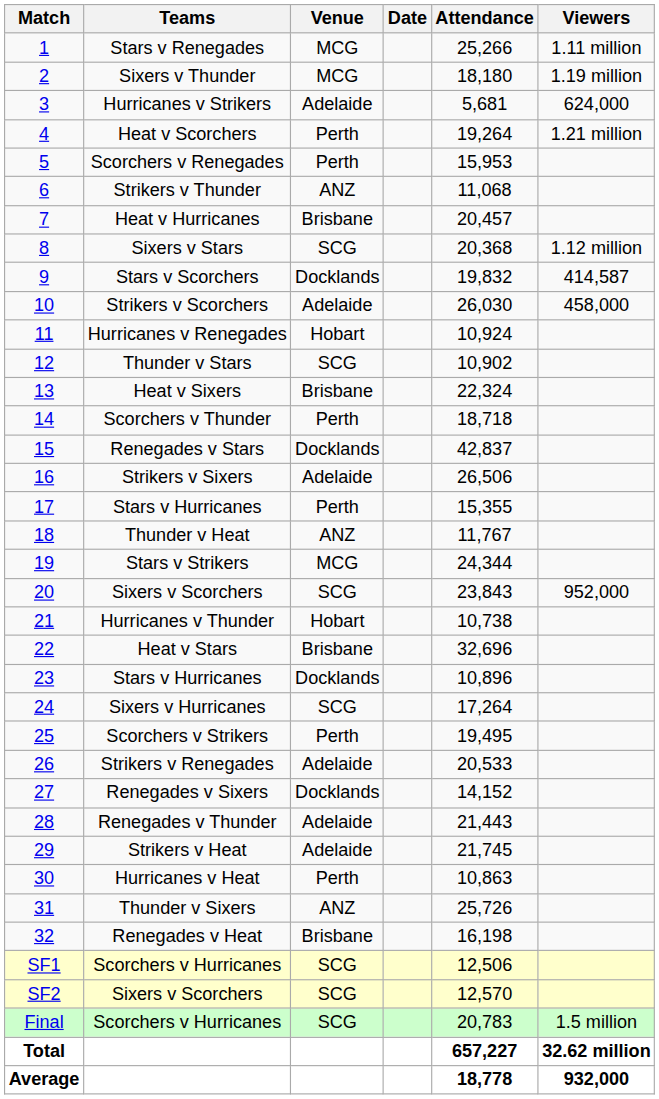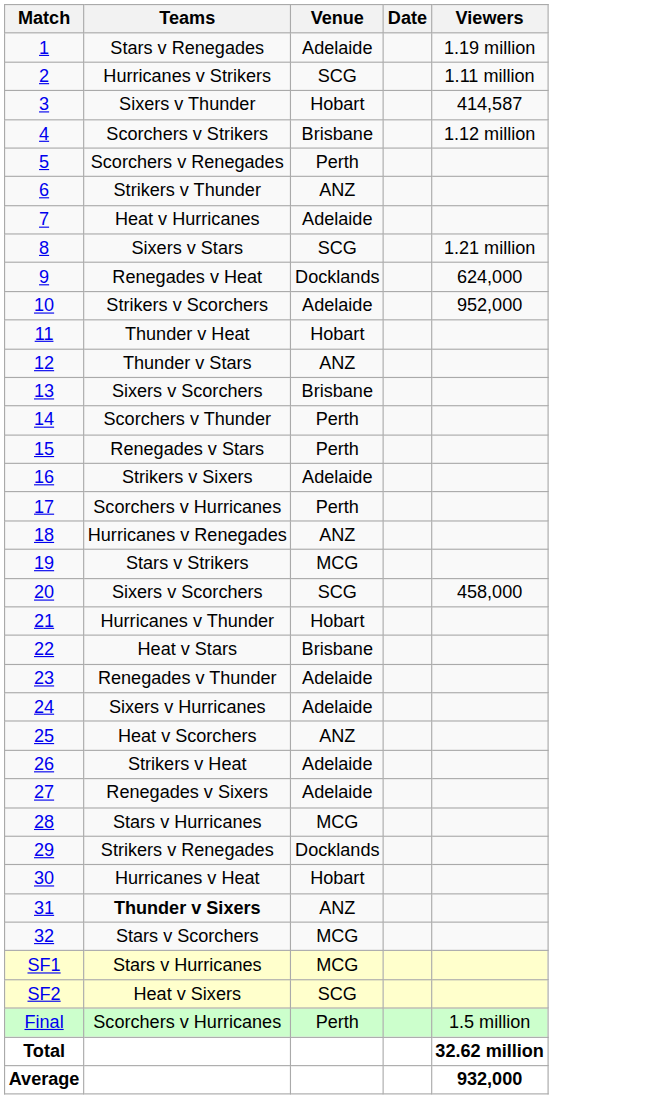- column: (485, 18)
(337, 47) MCG -> (337, 47) Adelaide
(596, 47) 1.11 million -> (490, 47) 1.19 million
(187, 76) Sixers v Thunder -> (187, 76) Hurricanes v Strikers
(337, 76) MCG -> (337, 76) SCG
(596, 76) 1.19 million -> (490, 76) 1.11 million
(187, 104) Hurricanes v Strikers -> (187, 104) Sixers v Thunder
(337, 104) Adelaide -> (337, 104) Hobart
(596, 104) 624,000 -> (490, 104) 414,587
(187, 133) Heat v Scorchers -> (187, 133) Scorchers v Strikers
(337, 133) Perth -> (337, 133) Brisbane
(596, 133) 1.21 million -> (490, 133) 1.12 million
(337, 219) Brisbane -> (337, 219) Adelaide
(596, 248) 1.12 million -> (490, 248) 1.21 million
(187, 276) Stars v Scorchers -> (187, 276) Renegades v Heat
(596, 276) 414,587 -> (490, 276) 624,000
(596, 305) 458,000 -> (490, 305) 952,000
(187, 334) Hurricanes v Renegades -> (187, 334) Thunder v Heat
(337, 362) SCG -> (337, 362) ANZ
(187, 391) Heat v Sixers -> (187, 391) Sixers v Scorchers
(337, 448) Docklands -> (337, 448) Perth
(187, 506) Stars v Hurricanes -> (187, 506) Scorchers v Hurricanes
(187, 534) Thunder v Heat -> (187, 534) Hurricanes v Renegades
(596, 592) 952,000 -> (490, 592) 458,000
(187, 678) Stars v Hurricanes -> (187, 678) Renegades v Thunder
(337, 678) Docklands -> (337, 678) Adelaide
(337, 707) SCG -> (337, 707) Adelaide
(187, 735) Scorchers v Strikers -> (187, 735) Heat v Scorchers
(337, 735) Perth -> (337, 735) ANZ
(187, 764) Strikers v Renegades -> (187, 764) Strikers v Heat
(337, 793) Docklands -> (337, 793) Adelaide
(187, 821) Renegades v Thunder -> (187, 821) Stars v Hurricanes
(337, 821) Adelaide -> (337, 821) MCG
(187, 850) Strikers v Heat -> (187, 850) Strikers v Renegades
(337, 850) Adelaide -> (337, 850) Docklands
(337, 879) Perth -> (337, 879) Hobart
(187, 907) normal -> (187, 907) bold
(187, 936) Renegades v Heat -> (187, 936) Stars v Scorchers
(337, 936) Brisbane -> (337, 936) MCG
(187, 965) Scorchers v Hurricanes -> (187, 965) Stars v Hurricanes
(337, 965) SCG -> (337, 965) MCG
(187, 993) Sixers v Scorchers -> (187, 993) Heat v Sixers
(337, 1022) SCG -> (337, 1022) Perth
